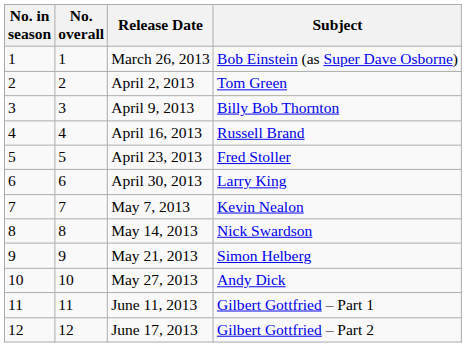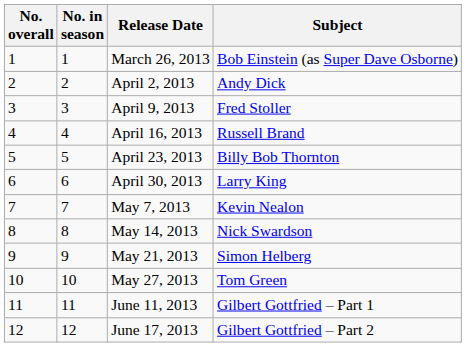columns swapped: (81, 25) <-> (30, 25)
(252, 83) Tom Green -> (251, 83) Andy Dick
(278, 108) Billy Bob Thornton -> (254, 108) Fred Stoller
(254, 157) Fred Stoller -> (278, 157) Billy Bob Thornton
(251, 280) Andy Dick -> (252, 280) Tom Green
